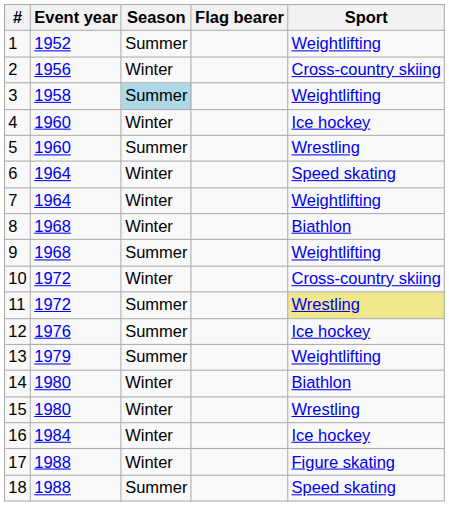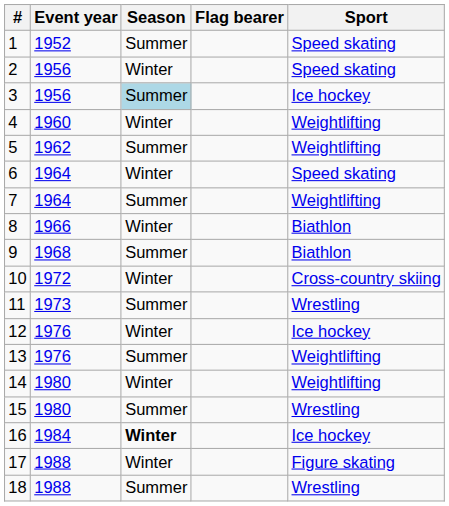(336, 43) Weightlifting -> (344, 43) Speed skating
(366, 69) Cross-country skiing -> (344, 69) Speed skating
(53, 95) 1958 -> (53, 95) 1956
(336, 95) Weightlifting -> (331, 95) Ice hockey
(331, 122) Ice hockey -> (336, 122) Weightlifting
(53, 148) 1960 -> (53, 148) 1962
(326, 148) Wrestling -> (336, 148) Weightlifting
(149, 200) Winter -> (156, 200) Summer
(53, 226) 1968 -> (53, 226) 1966
(336, 252) Weightlifting -> (321, 252) Biathlon
(53, 305) 1972 -> (53, 305) 1973
(326, 305) khaki background -> (326, 305) no background
(156, 331) Summer -> (149, 331) Winter
(53, 357) 1979 -> (53, 357) 1976
(321, 383) Biathlon -> (336, 383) Weightlifting
(149, 409) Winter -> (156, 409) Summer
(149, 435) normal -> (151, 435) bold
(344, 488) Speed skating -> (326, 488) Wrestling
